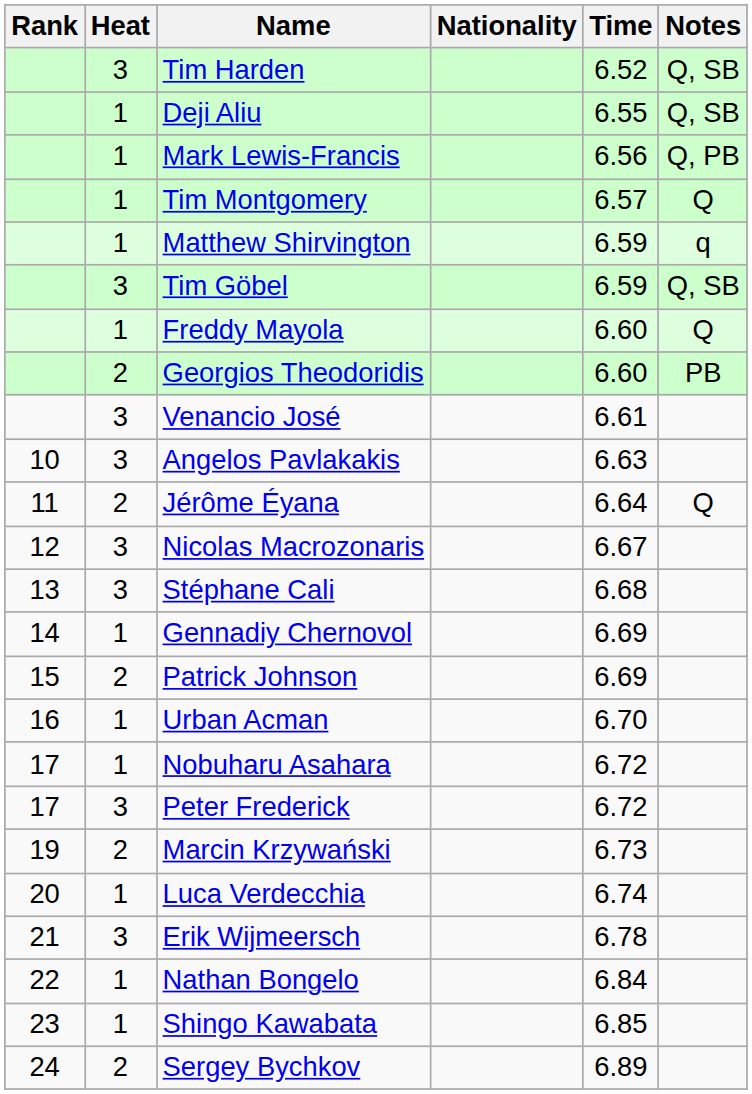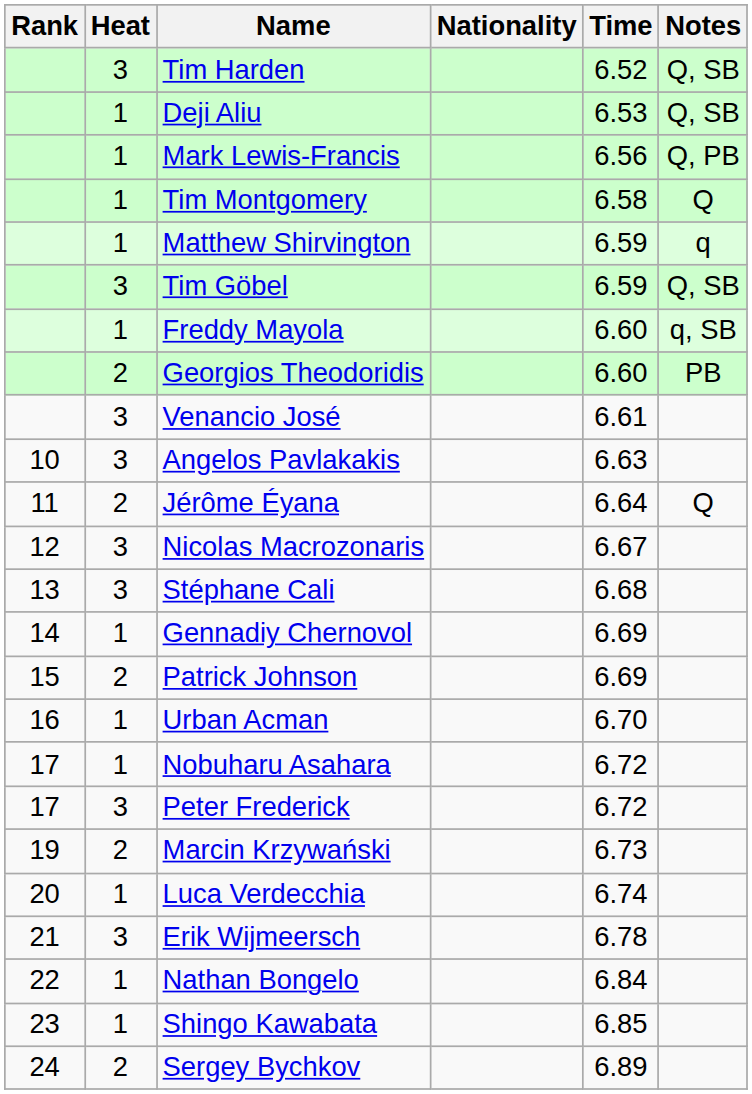(621, 112) 6.55 -> (621, 112) 6.53
(621, 199) 6.57 -> (621, 199) 6.58
(703, 329) Q -> (703, 329) q, SB
